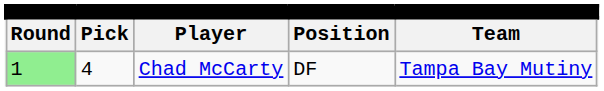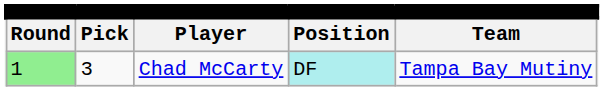(87, 68) 4 -> (87, 68) 3
(305, 68) no background -> (305, 68) paleturquoise background
